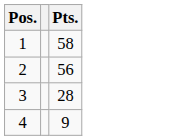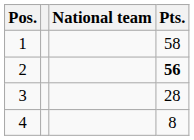+ column: (102, 17)
(65, 69) normal -> (172, 69) bold
(65, 122) 9 -> (172, 122) 8
